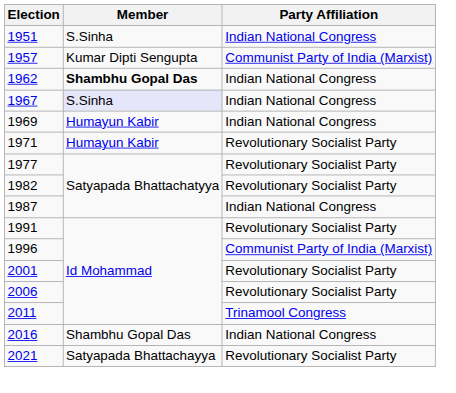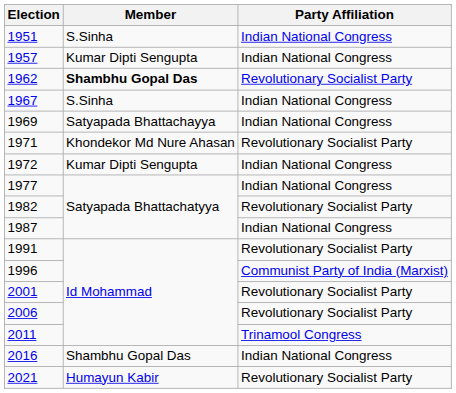(329, 57) Communist Party of India (Marxist) -> (316, 57) Indian National Congress
(301, 79) Indian National Congress -> (327, 79) Revolutionary Socialist Party
(90, 100) lavender background -> (90, 100) no background
(112, 121) Humayun Kabir -> (141, 121) Satyapada Bhattachayya
(112, 143) Humayun Kabir -> (150, 143) Khondekor Md Nure Ahasan
+ row: (22, 164)
(311, 164) Revolutionary Socialist Party -> (316, 185) Indian National Congress
(141, 356) Satyapada Bhattachayya -> (112, 377) Humayun Kabir
